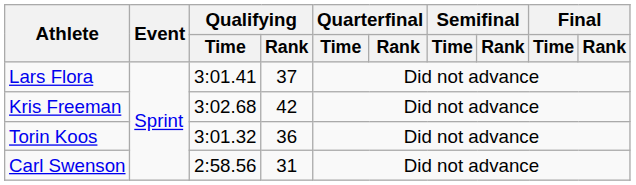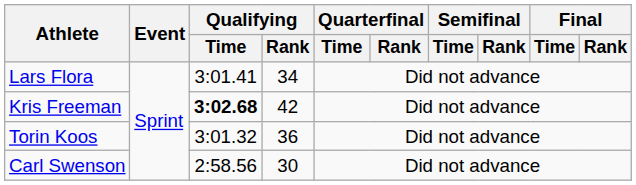(287, 77) 37 -> (288, 77) 34
(225, 107) normal -> (226, 107) bold
(287, 166) 31 -> (288, 166) 30
